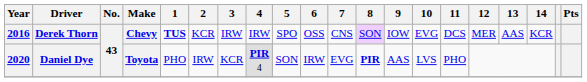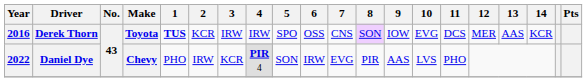(142, 33) Chevy -> (142, 33) Toyota
(18, 60) 2020 -> (18, 60) 2022
(142, 60) Toyota -> (142, 60) Chevy
(370, 60) bold -> (370, 60) normal
